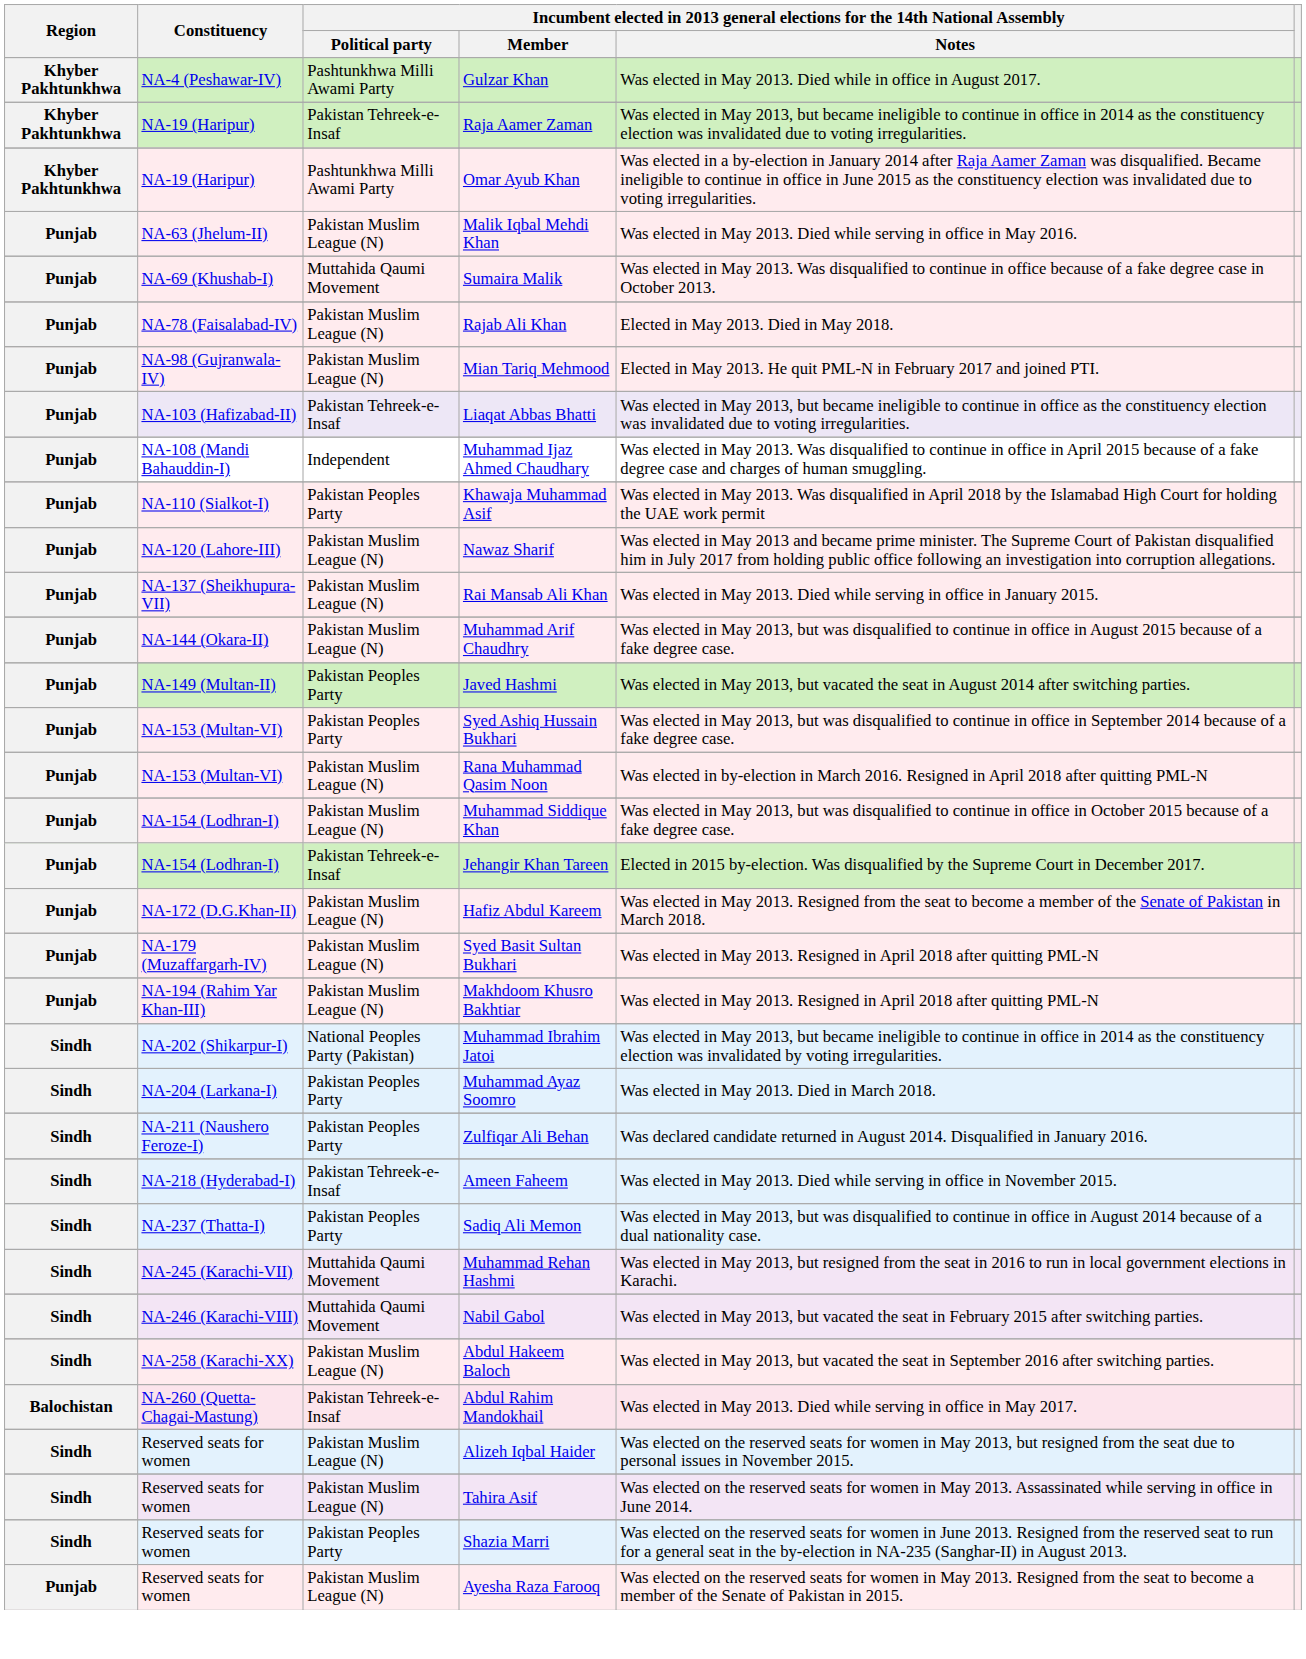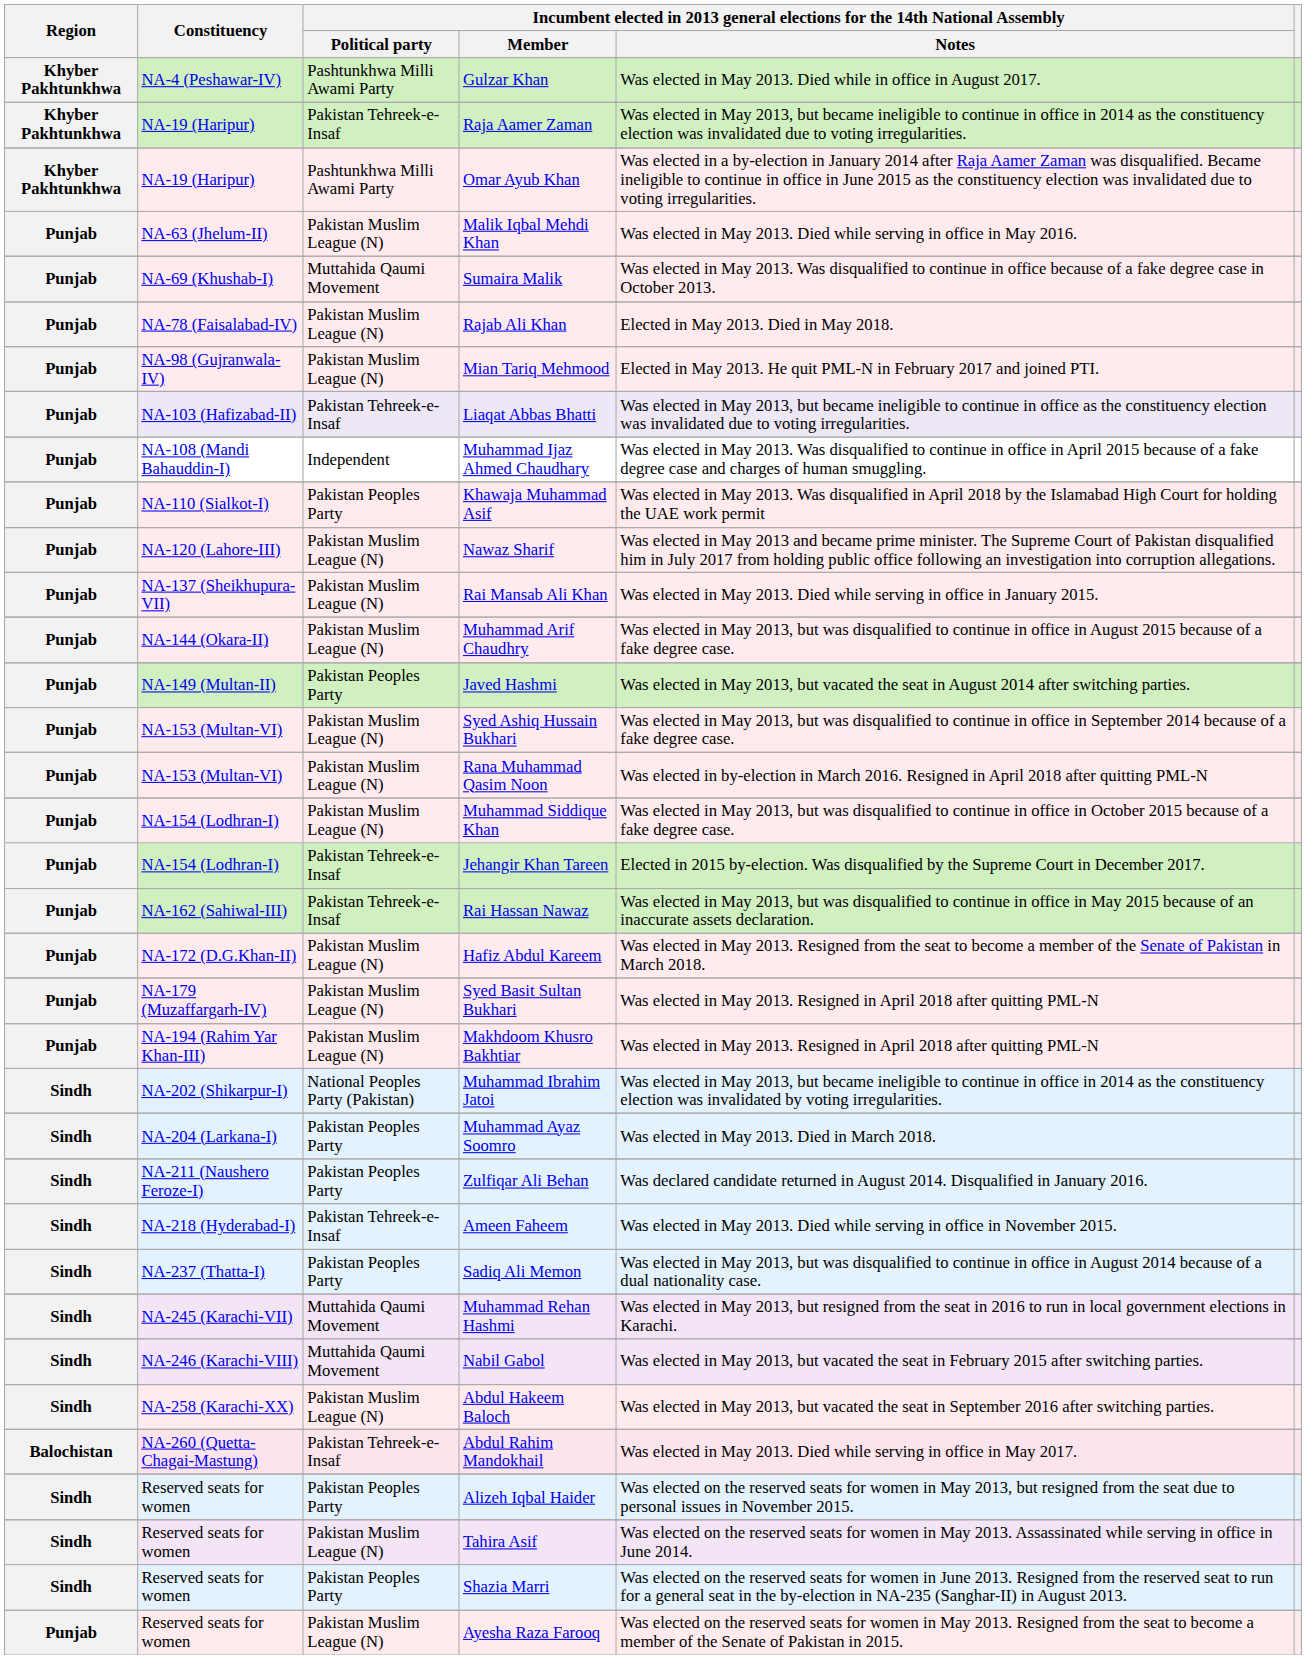(363, 730) Pakistan Peoples Party -> (363, 730) Pakistan Muslim League (N)
+ row: (526, 910)
(363, 1451) Pakistan Muslim League (N) -> (363, 1496) Pakistan Peoples Party
